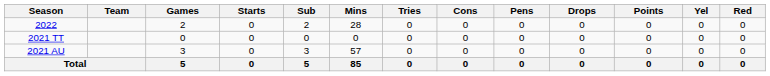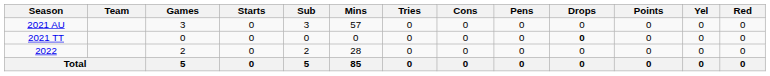rows swapped: (46, 51) <-> (46, 24)
(582, 37) normal -> (582, 37) bold
